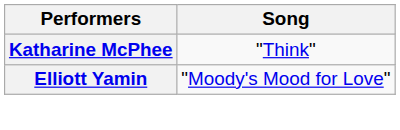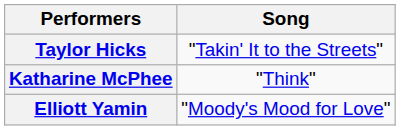+ row: (91, 49)
